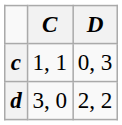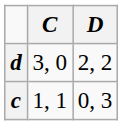rows swapped: (16, 62) <-> (16, 100)
